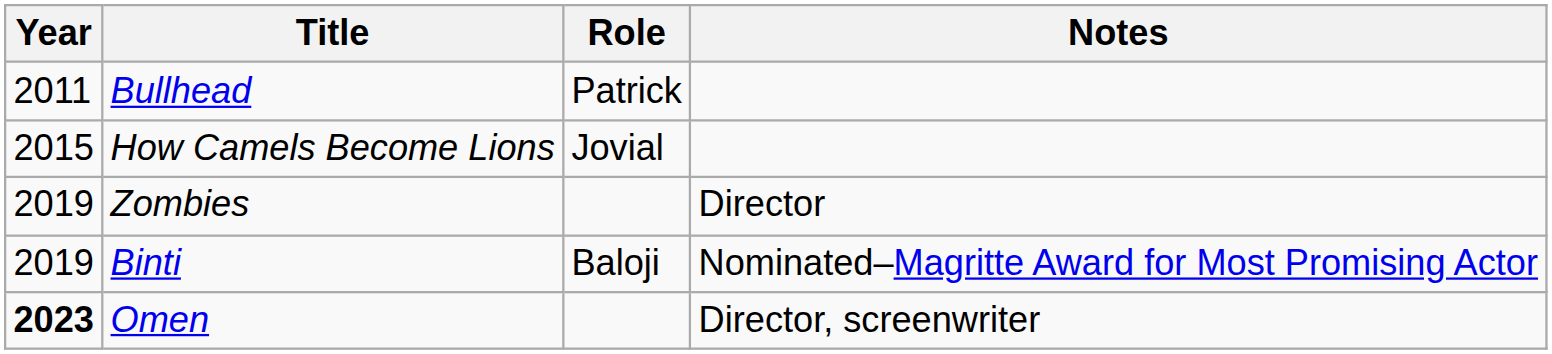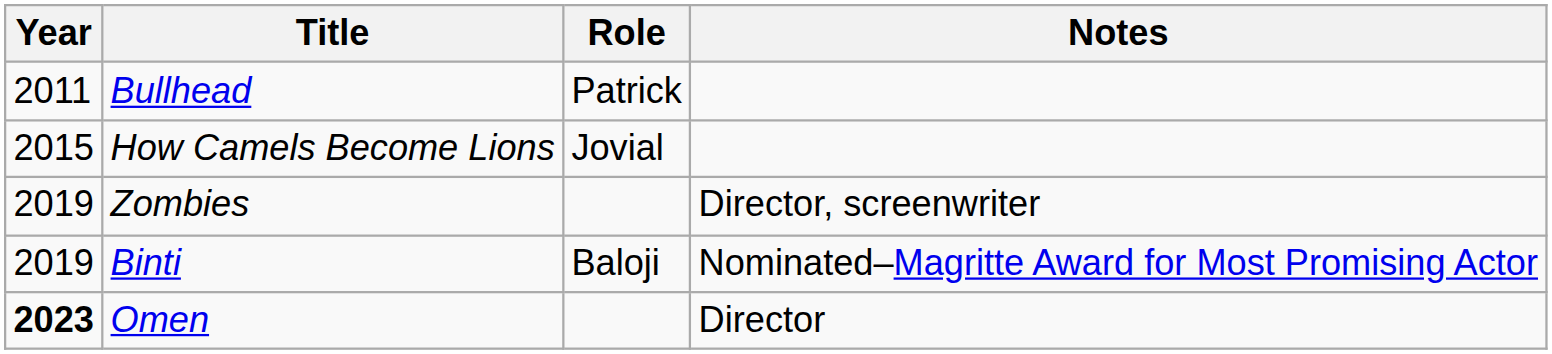(762, 205) Director -> (869, 205) Director, screenwriter
(869, 319) Director, screenwriter -> (762, 319) Director
